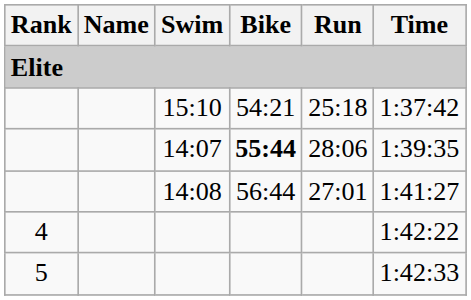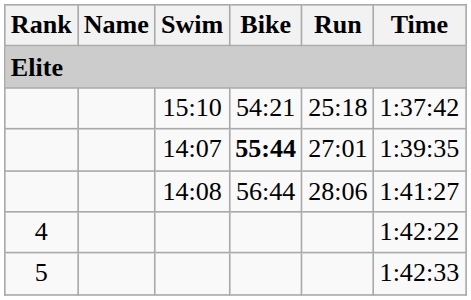(338, 149) 28:06 -> (338, 149) 27:01
(338, 190) 27:01 -> (338, 190) 28:06
